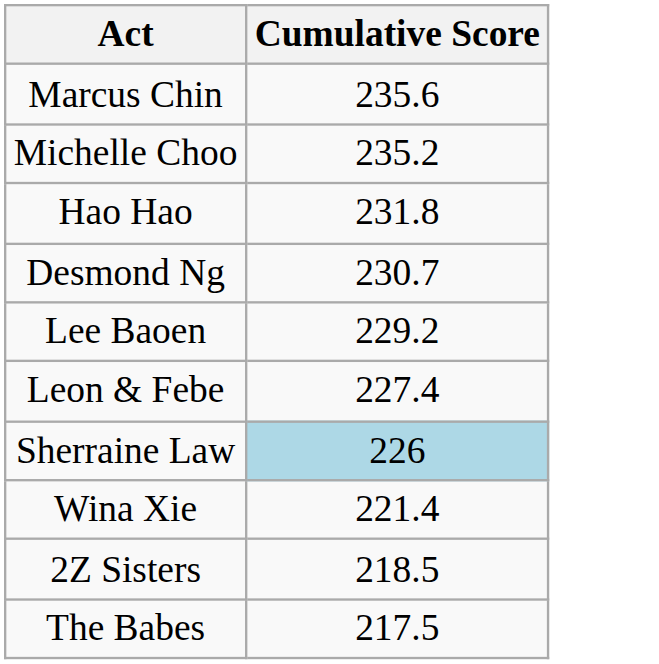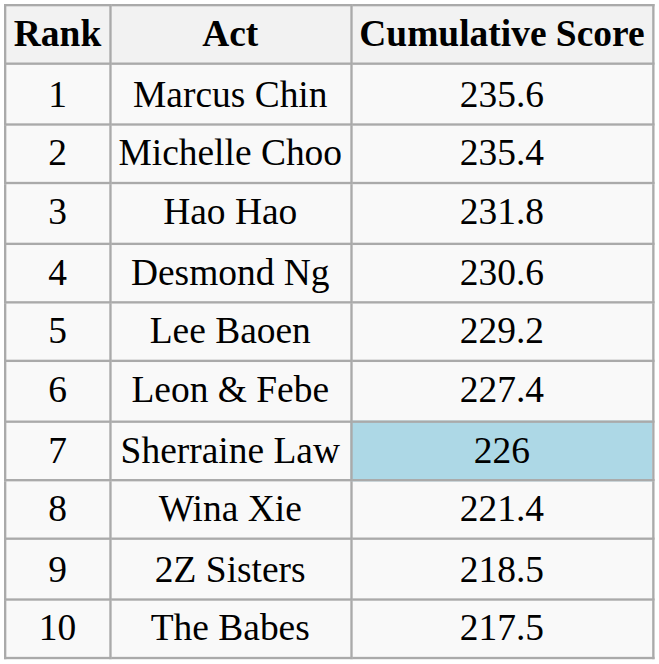+ column: (58, 34)
(397, 152) 235.2 -> (502, 152) 235.4
(397, 271) 230.7 -> (502, 271) 230.6
